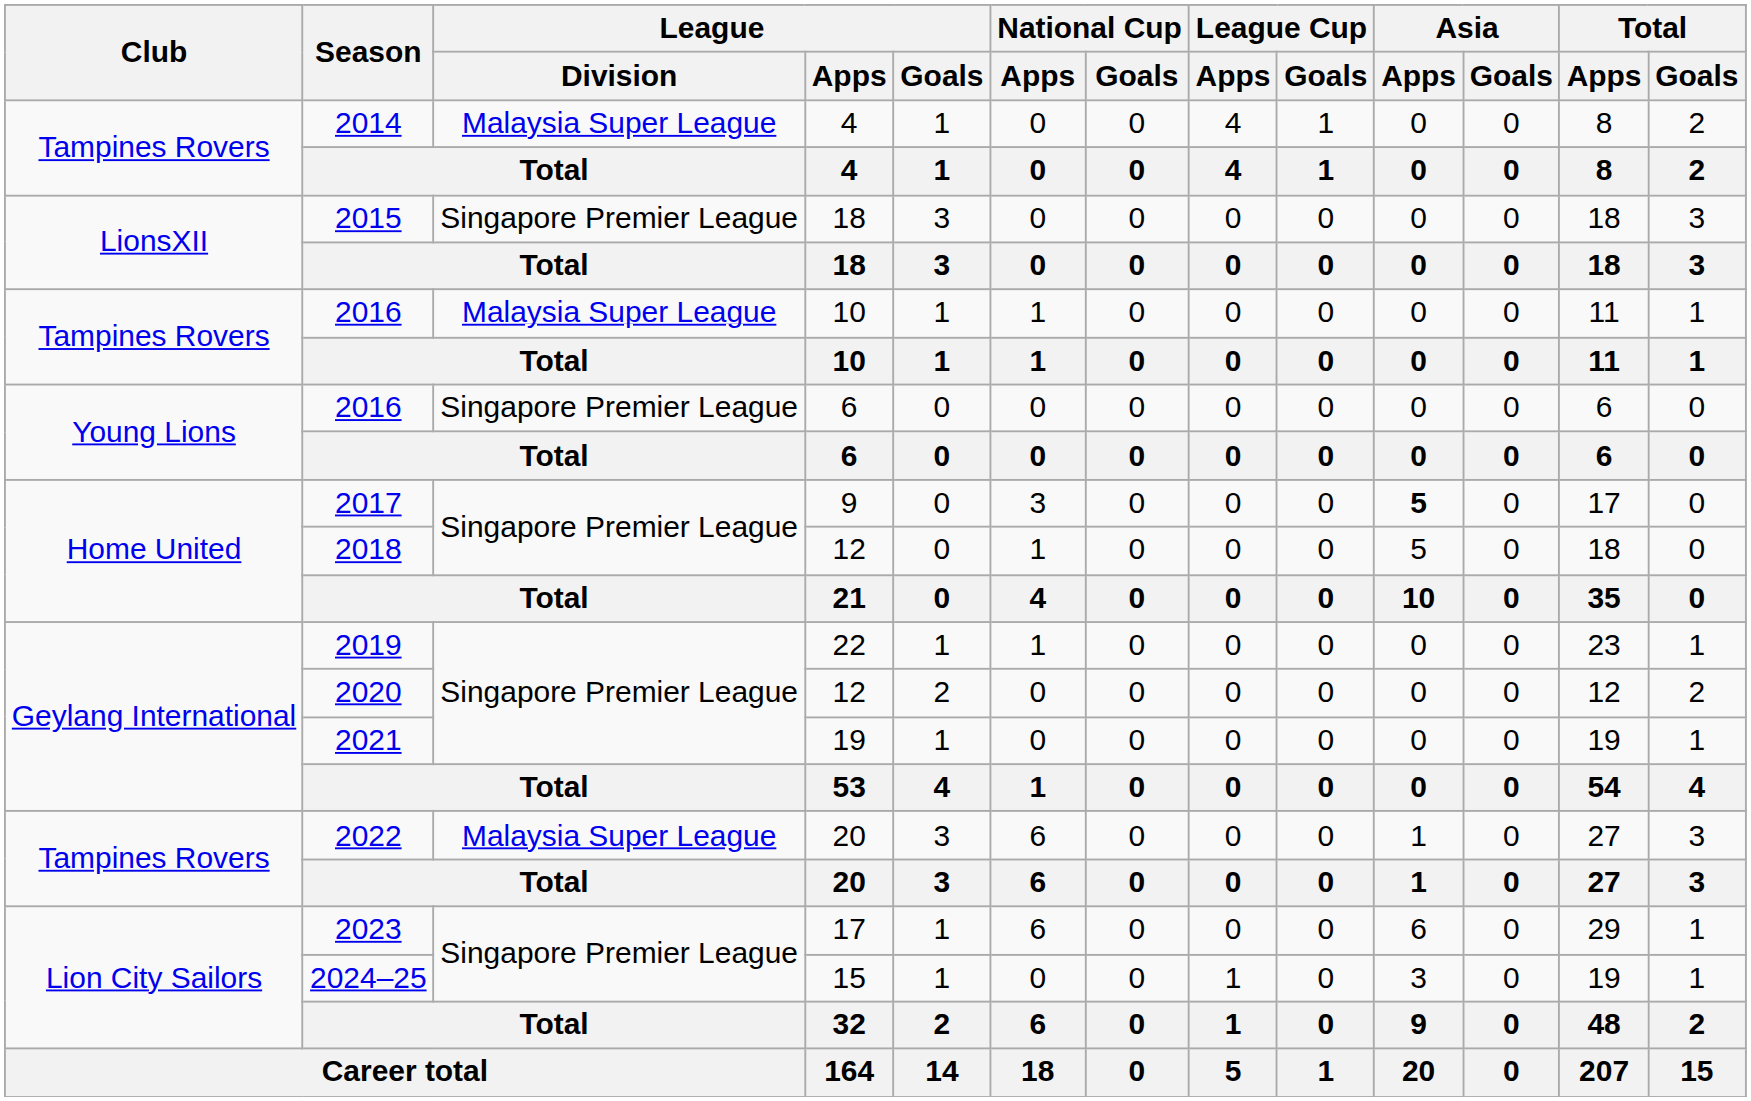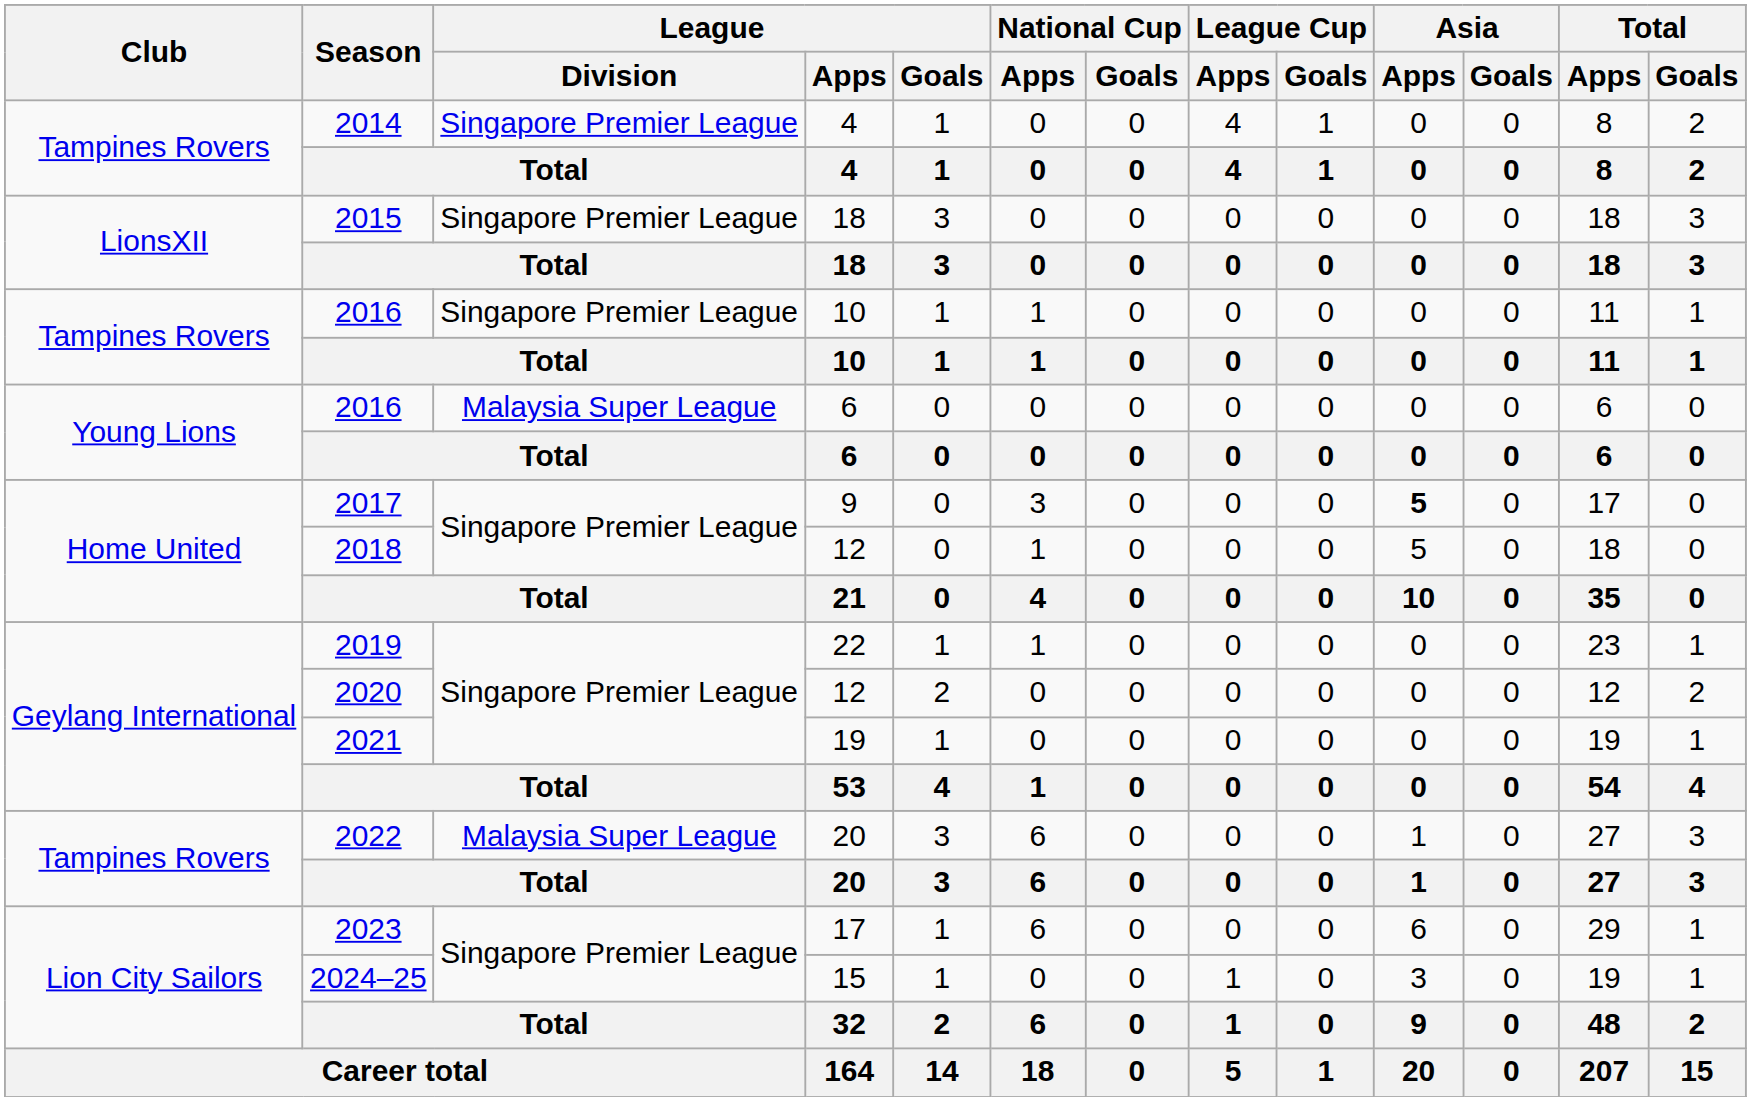(619, 123) Malaysia Super League -> (619, 123) Singapore Premier League
(619, 312) Malaysia Super League -> (619, 312) Singapore Premier League
(619, 407) Singapore Premier League -> (619, 407) Malaysia Super League
